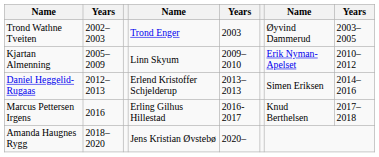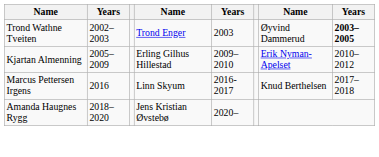(349, 33) normal -> (347, 33) bold
(155, 59) Linn Skyum -> (163, 59) Erling Gilhus Hillestad
- row: (40, 86)
(157, 112) Erling Gilhus Hillestad -> (160, 86) Linn Skyum
